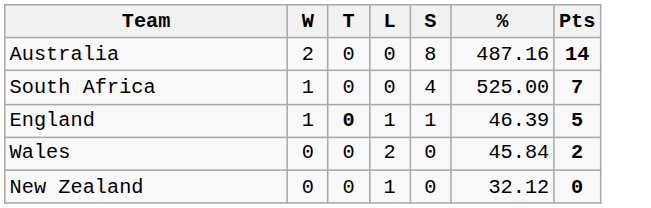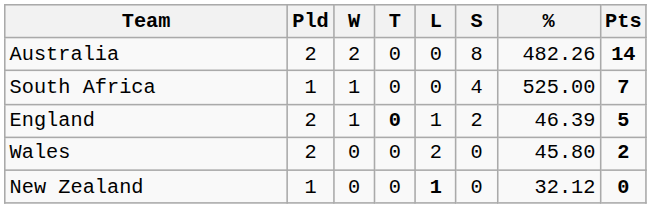+ column: (311, 21)
(513, 54) 487.16 -> (559, 54) 482.26
(430, 120) 1 -> (477, 120) 2
(519, 154) 45.84 -> (565, 154) 45.80
(390, 187) normal -> (436, 187) bold
